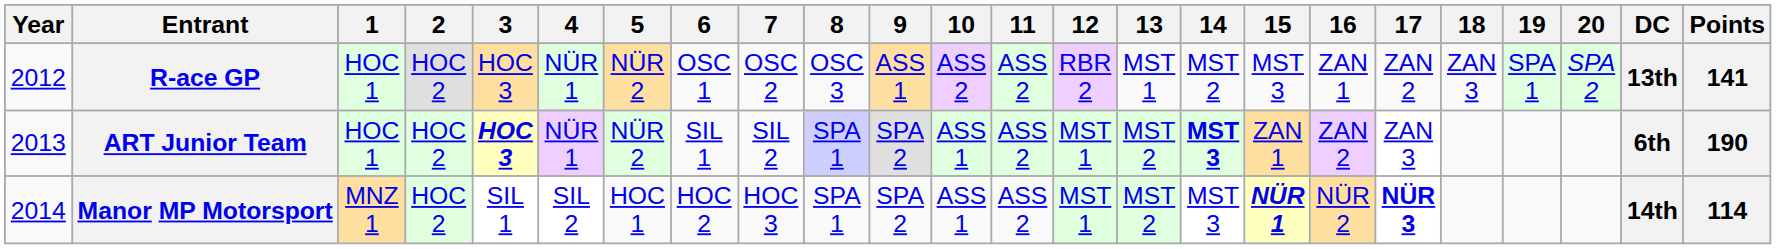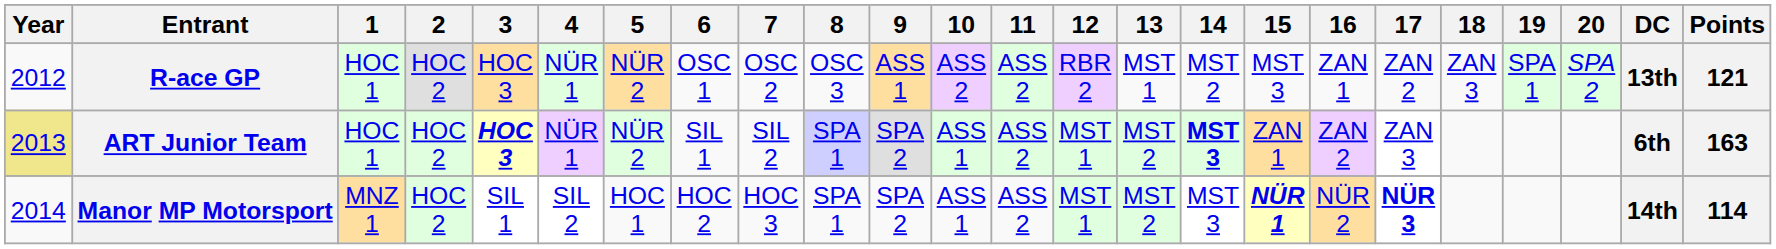(1727, 77) 141 -> (1727, 77) 121
(38, 143) no background -> (38, 143) khaki background
(1727, 143) 190 -> (1727, 143) 163
